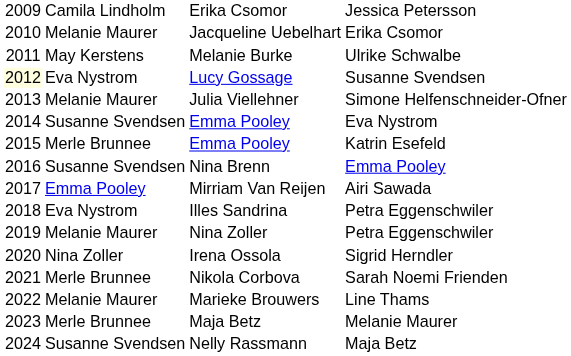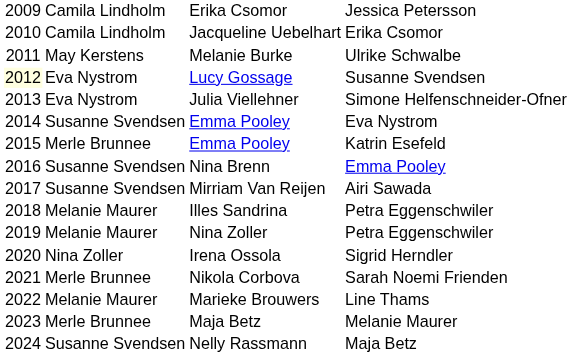(101, 33) Melanie Maurer -> (105, 33) Camila Lindholm
(101, 99) Melanie Maurer -> (91, 99) Eva Nystrom
(95, 188) Emma Pooley -> (115, 188) Susanne Svendsen
(91, 211) Eva Nystrom -> (101, 211) Melanie Maurer
